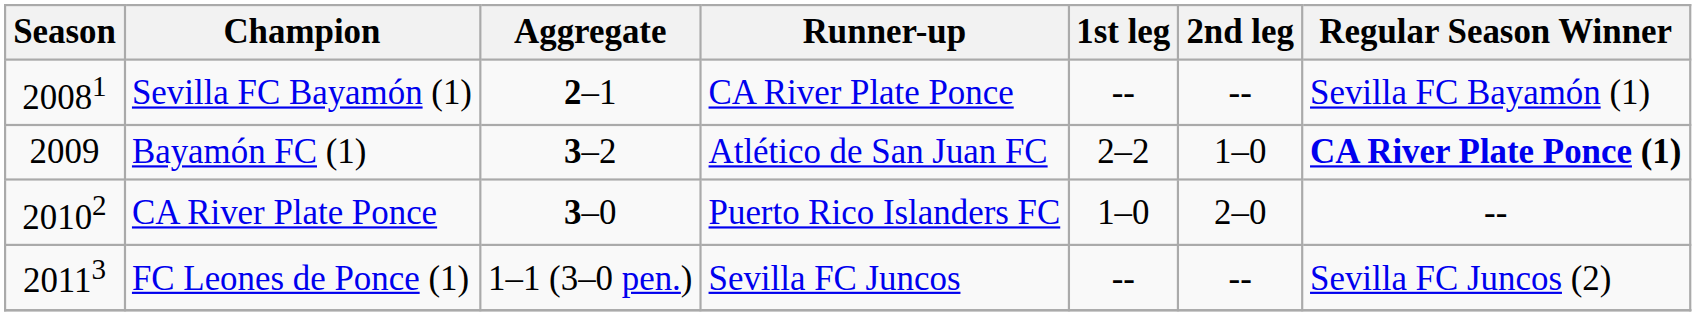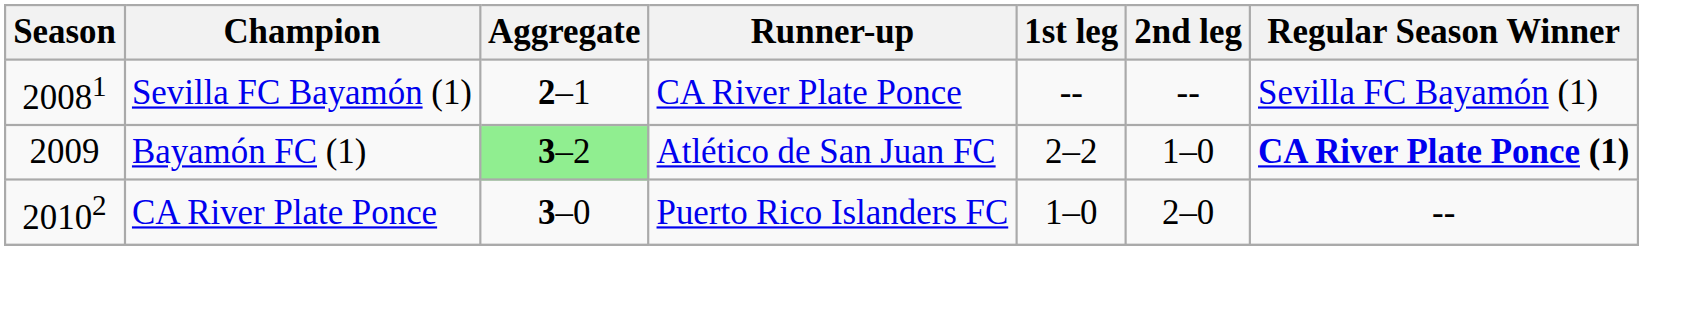(590, 152) no background -> (564, 152) lightgreen background
- row: (300, 277)
